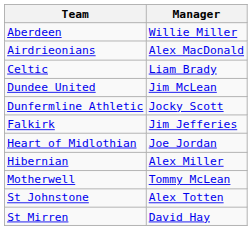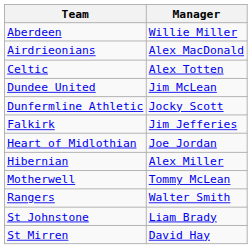(183, 69) Liam Brady -> (186, 69) Alex Totten
+ row: (31, 198)
(186, 198) Alex Totten -> (183, 216) Liam Brady
